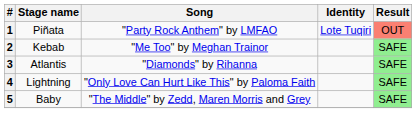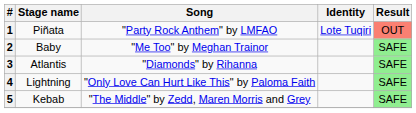(48, 47) Kebab -> (48, 47) Baby
(48, 99) Baby -> (48, 99) Kebab
